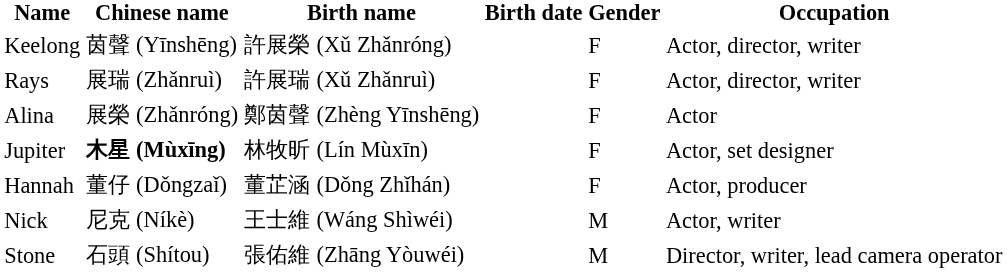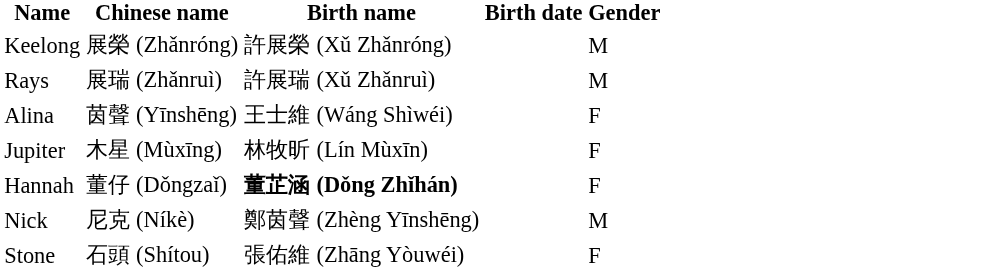- column: (834, 12)
(161, 44) 茵聲 (Yīnshēng) -> (162, 44) 展榮 (Zhǎnróng)
(594, 45) F -> (598, 45) M
(594, 80) F -> (598, 80) M
(162, 114) 展榮 (Zhǎnróng) -> (161, 114) 茵聲 (Yīnshēng)
(361, 114) 鄭茵聲 (Zhèng Yīnshēng) -> (348, 114) 王士維 (Wáng Shìwéi)
(156, 149) bold -> (154, 149) normal
(347, 184) normal -> (351, 184) bold
(348, 219) 王士維 (Wáng Shìwéi) -> (361, 219) 鄭茵聲 (Zhèng Yīnshēng)
(598, 255) M -> (594, 255) F
